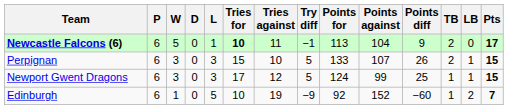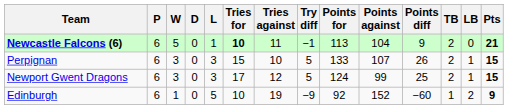(492, 43) 17 -> (492, 43) 21
(451, 78) 1 -> (451, 78) 2
(492, 95) 7 -> (492, 95) 9
